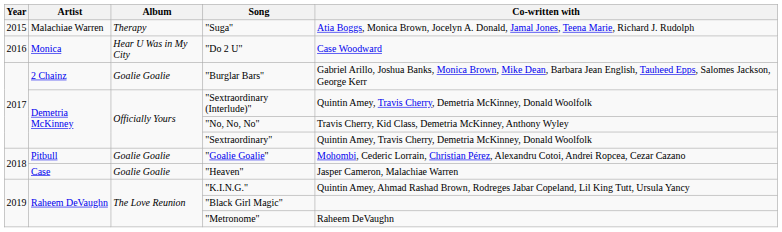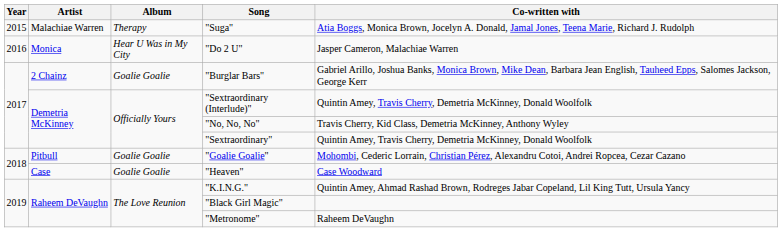(350, 49) Case Woodward -> (388, 49) Jasper Cameron, Malachiae Warren
(388, 171) Jasper Cameron, Malachiae Warren -> (350, 171) Case Woodward
